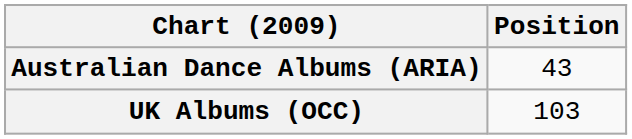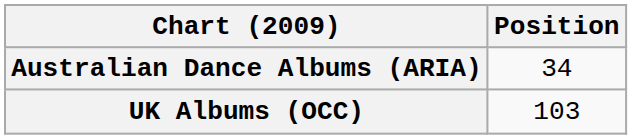(557, 69) 43 -> (557, 69) 34
